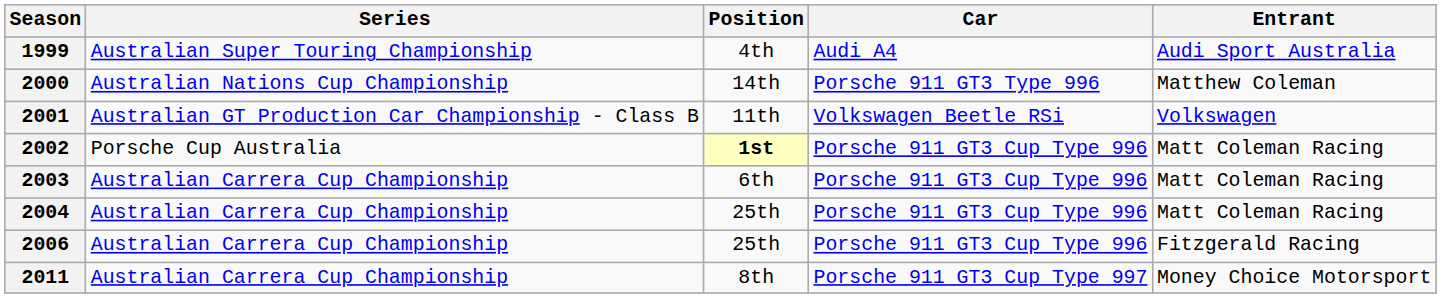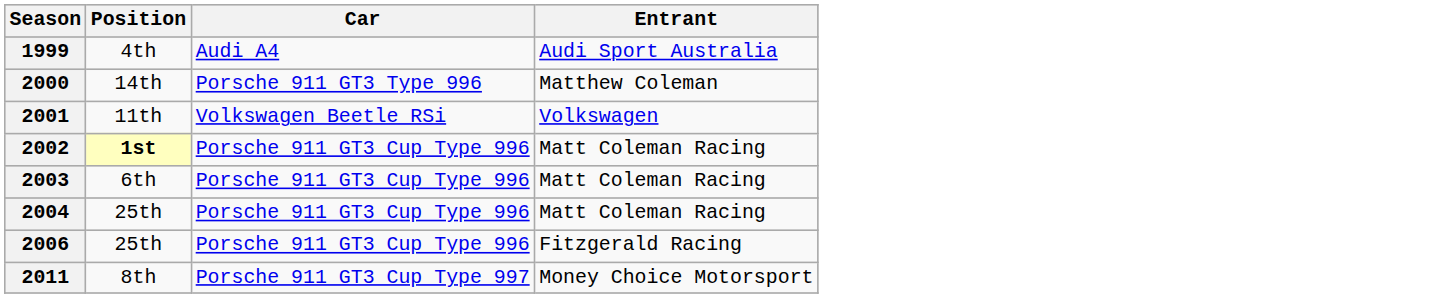- column: (395, 21)
